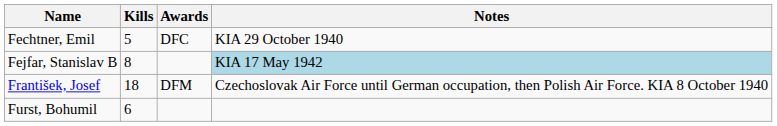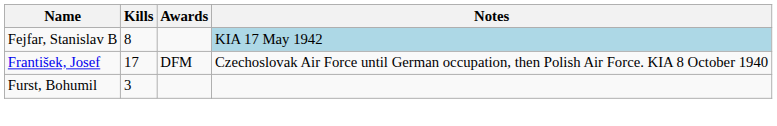- row: (51, 39)
(131, 86) 18 -> (131, 62) 17
(128, 109) 6 -> (128, 86) 3
